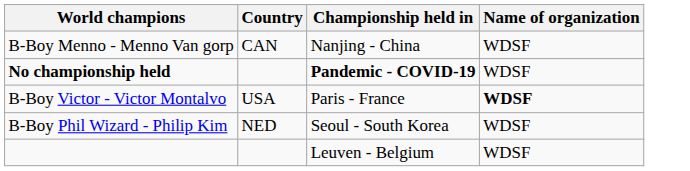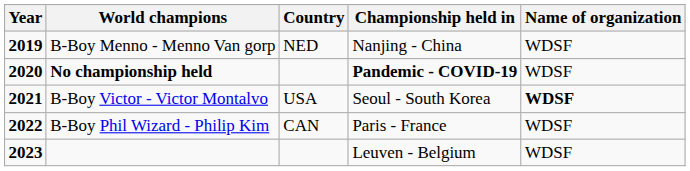+ column: (25, 17)
(259, 44) CAN -> (301, 44) NED
(358, 98) Paris - France -> (421, 98) Seoul - South Korea
(259, 125) NED -> (301, 125) CAN
(380, 125) Seoul - South Korea -> (399, 125) Paris - France
